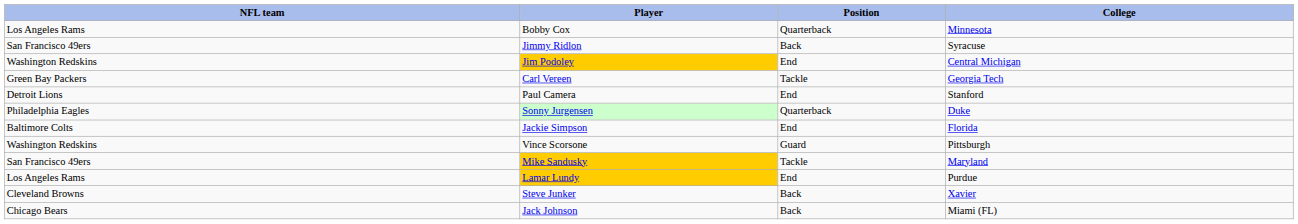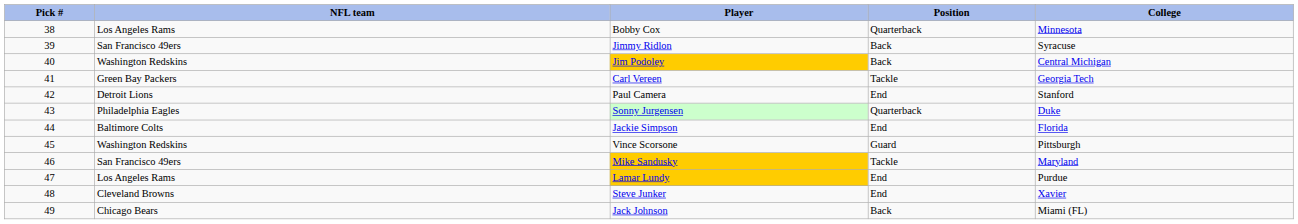+ column: (49, 12)
(788, 62) End -> (881, 62) Back
(791, 194) Back -> (879, 194) End
